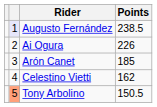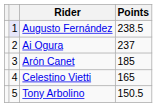(126, 45) 226 -> (126, 45) 237
(126, 77) 162 -> (126, 77) 165
(15, 94) lightsalmon background -> (15, 94) no background
